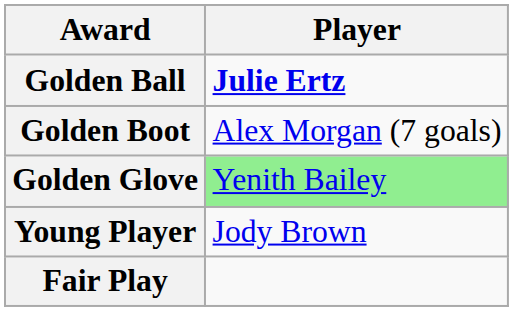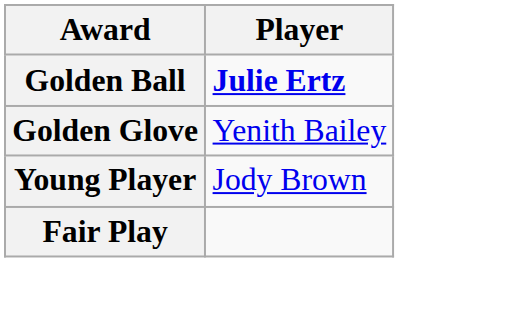- row: (105, 130)
(299, 180) lightgreen background -> (299, 130) no background
